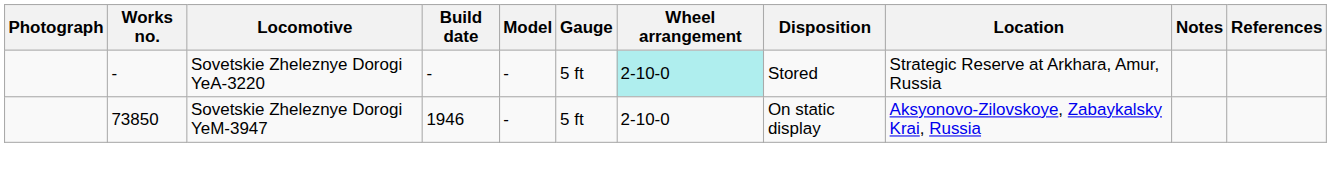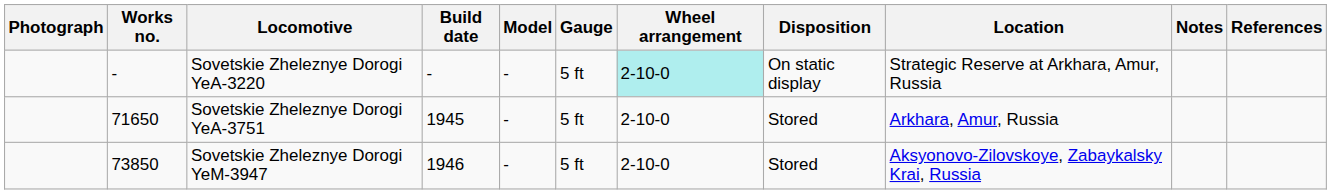(793, 73) Stored -> (801, 73) On static display
+ row: (297, 119)
(801, 119) On static display -> (793, 165) Stored
